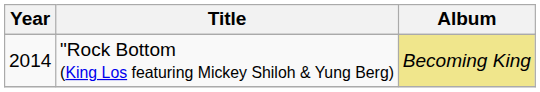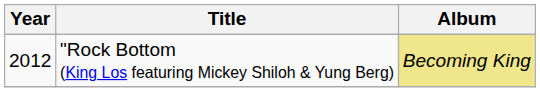(30, 60) 2014 -> (30, 60) 2012
